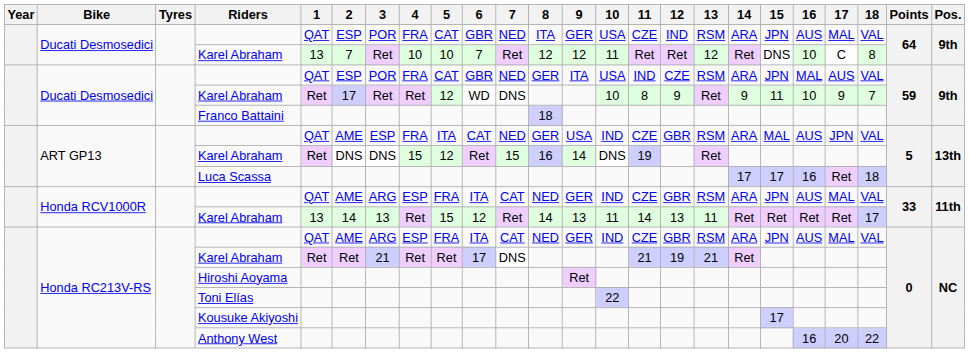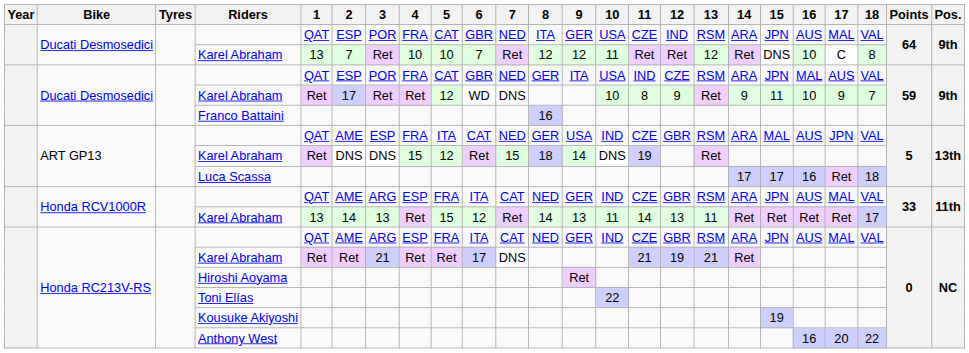(546, 116) 18 -> (546, 116) 16
(546, 156) 16 -> (546, 156) 18
(777, 318) 17 -> (777, 318) 19
